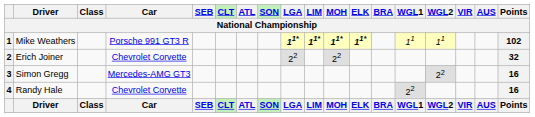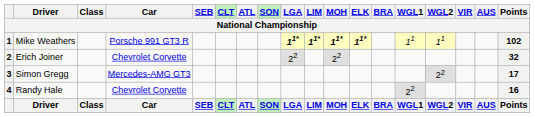(514, 73) 16 -> (514, 73) 17
